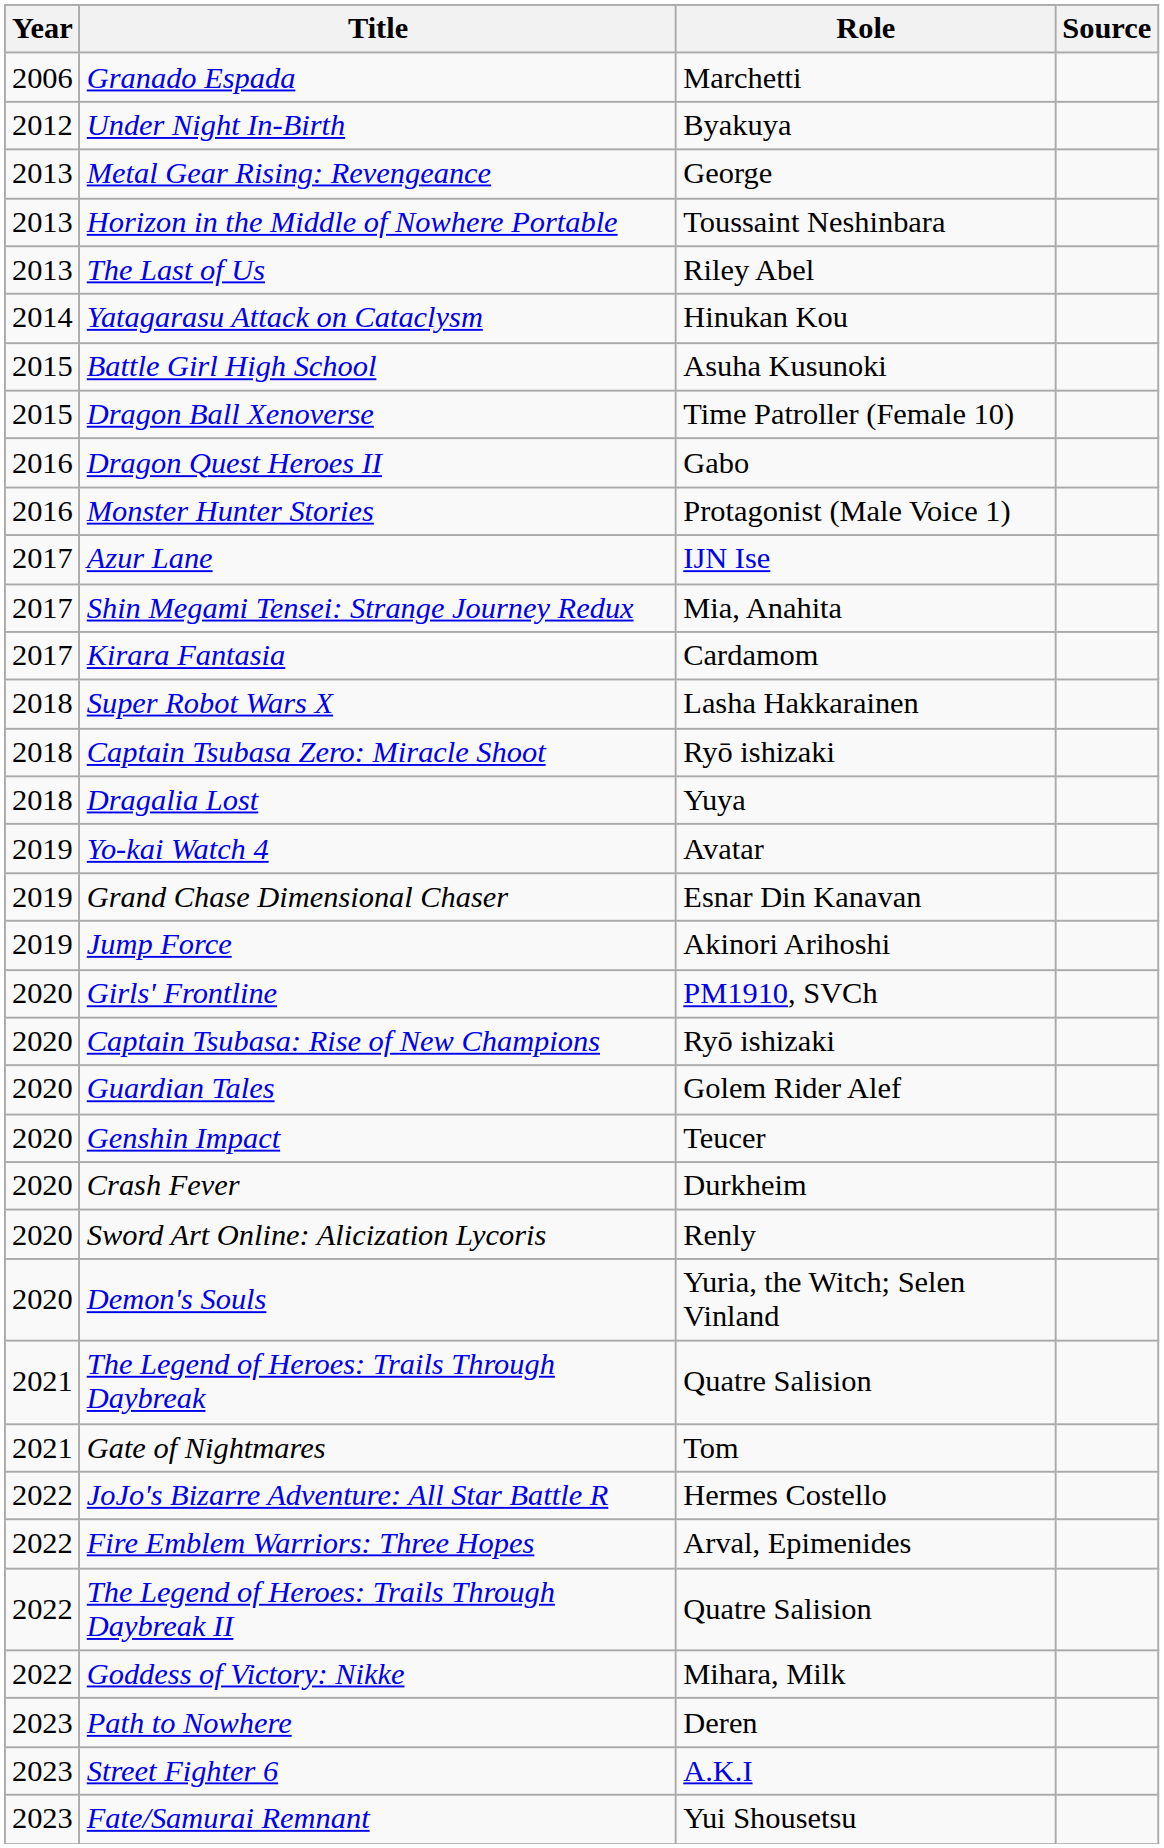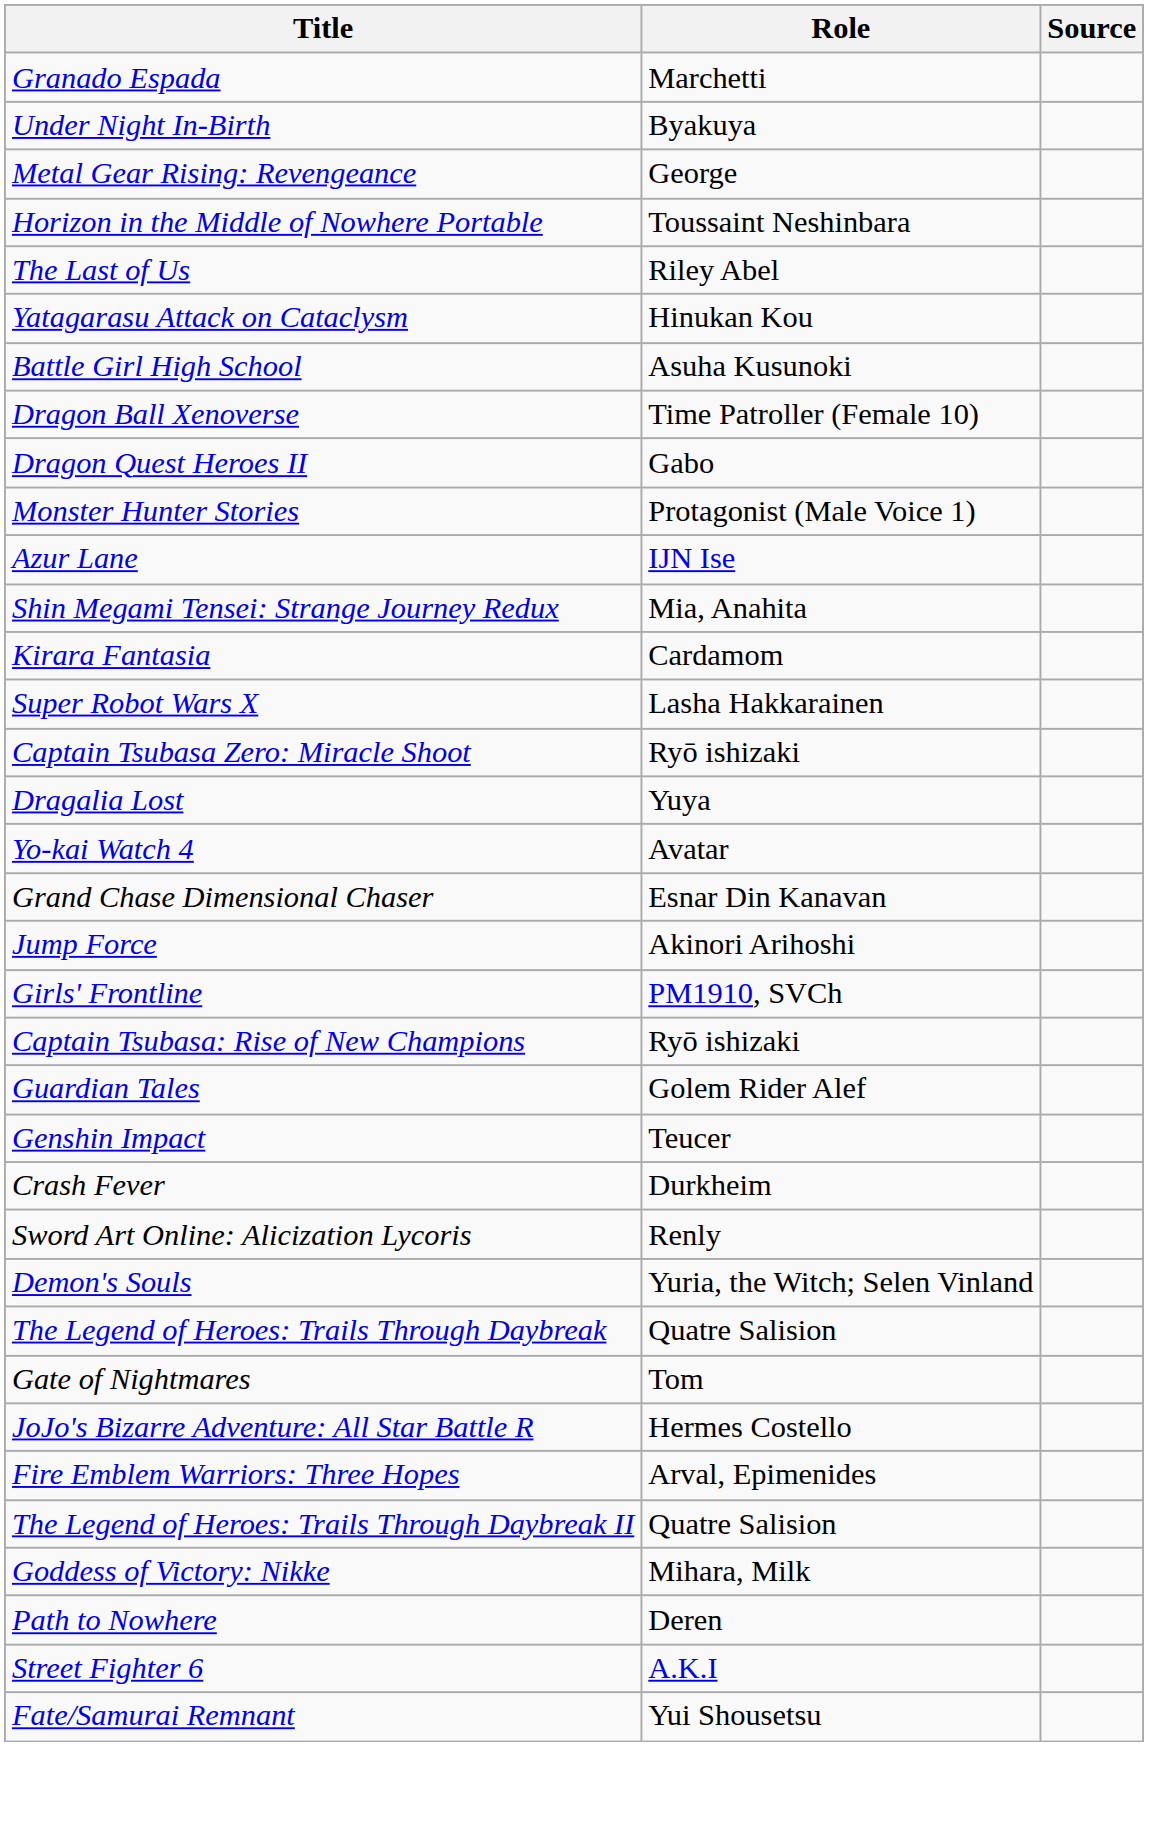- column: (42, 28)
